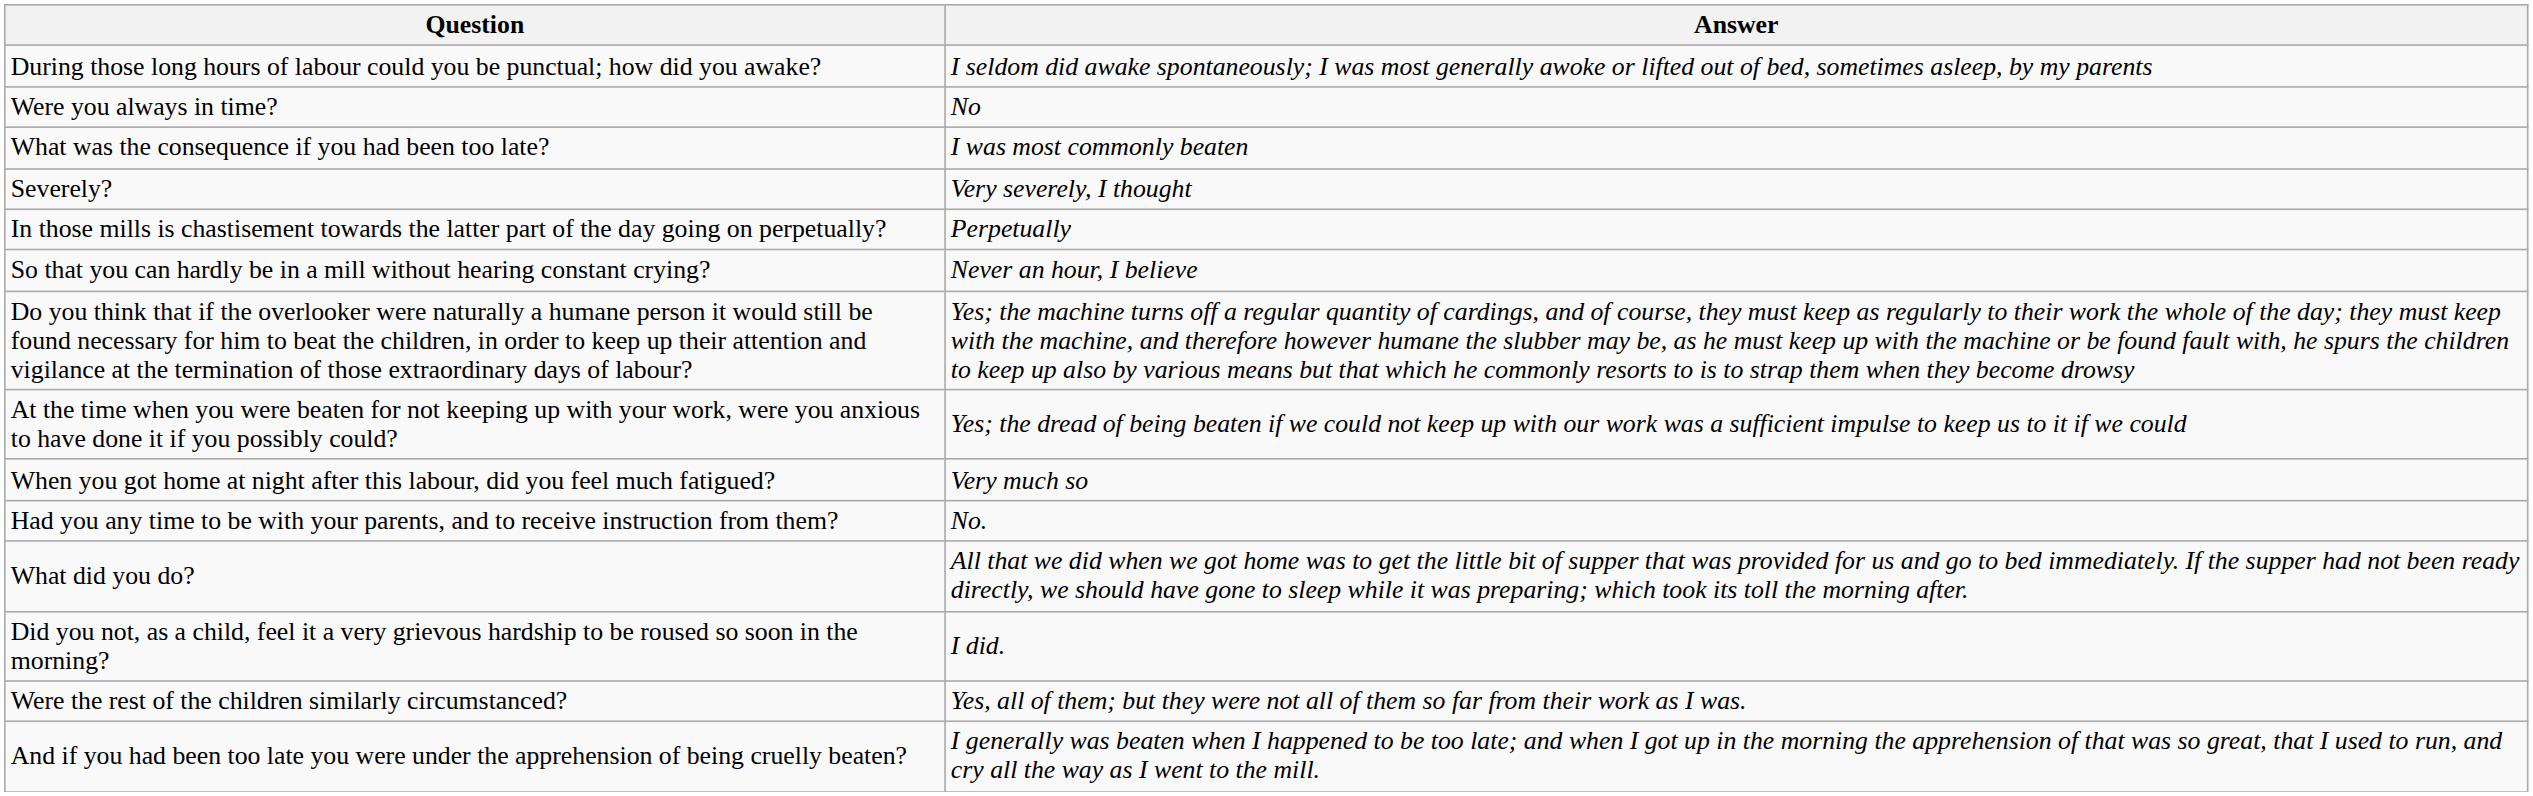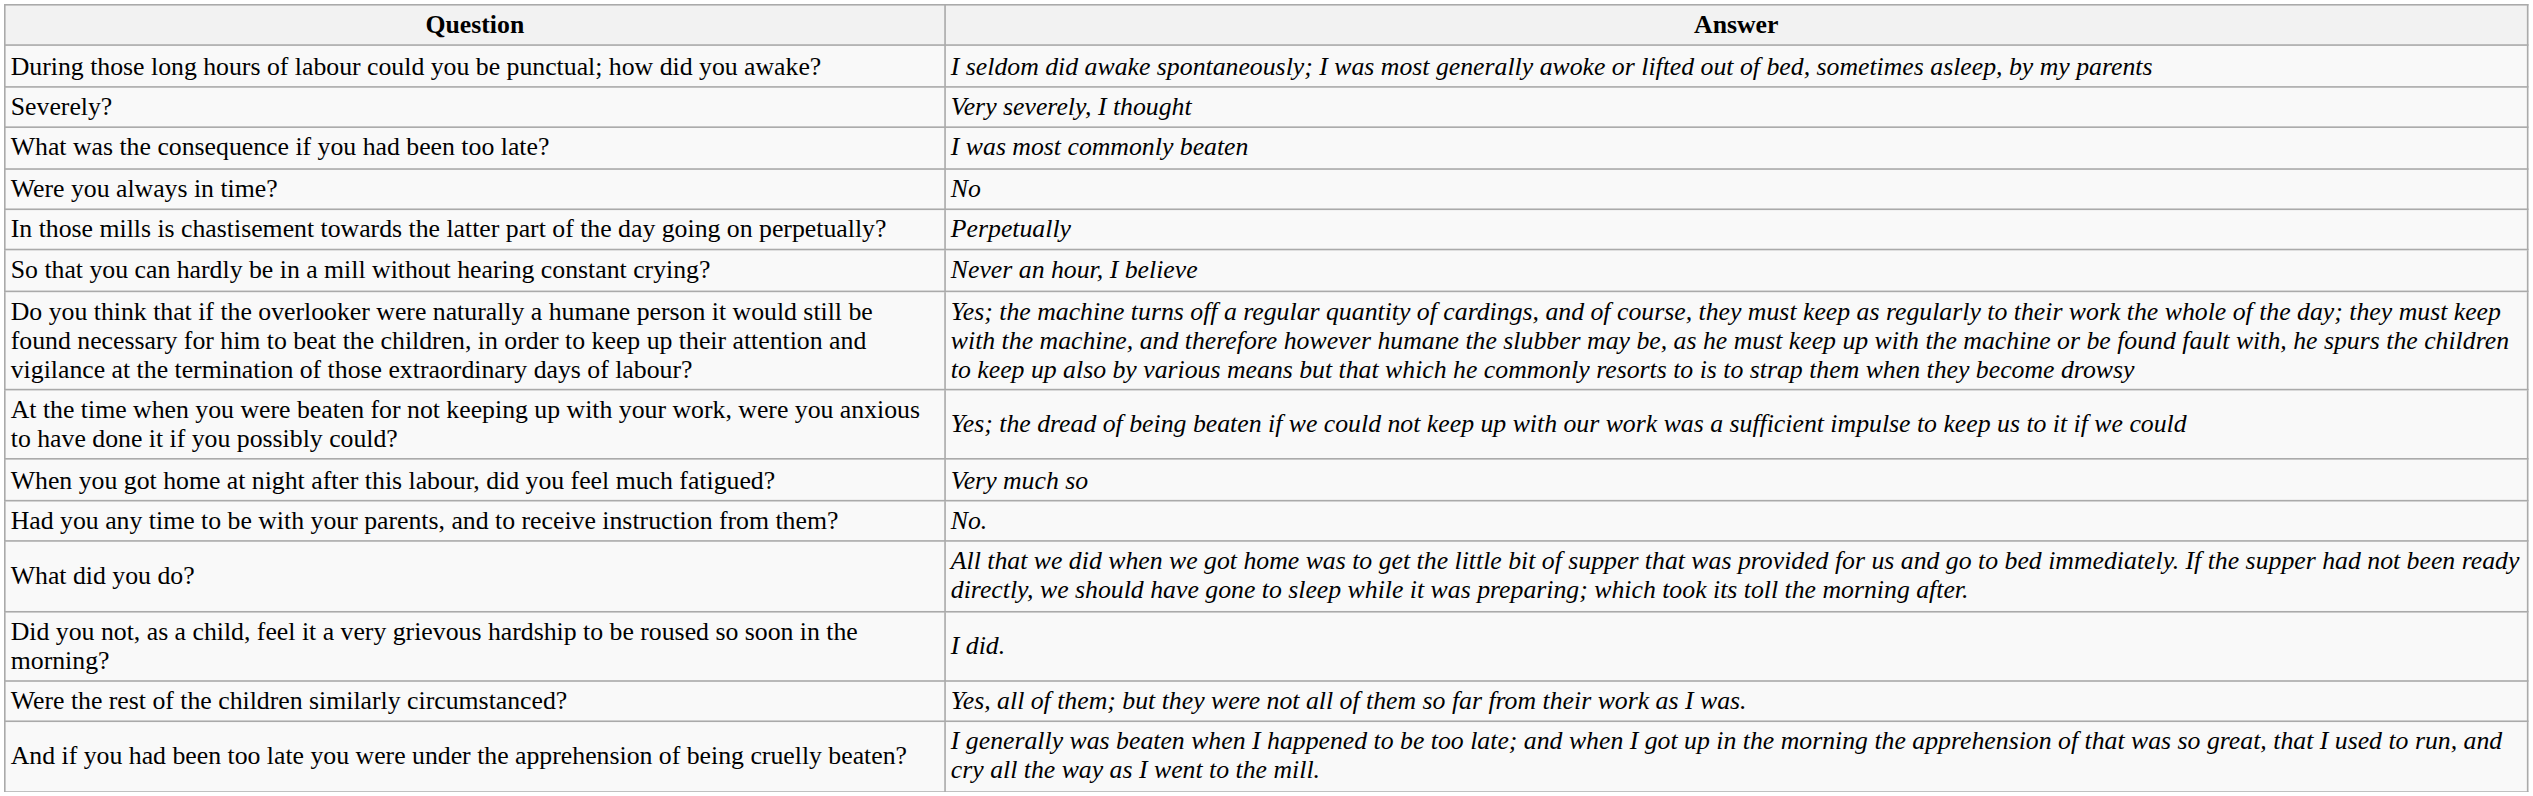rows swapped: (144, 106) <-> (62, 188)
